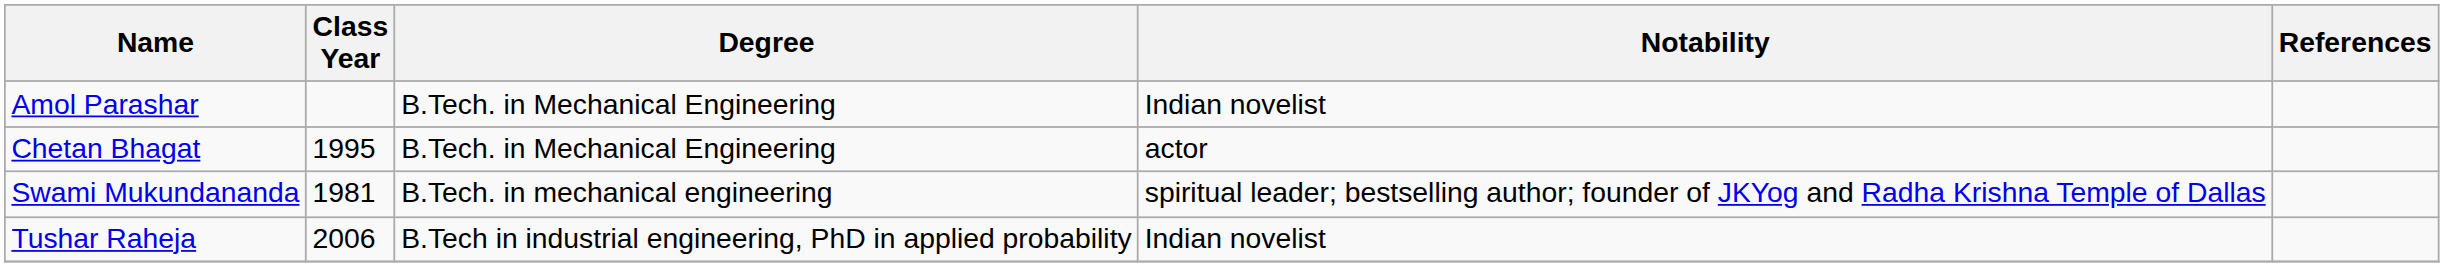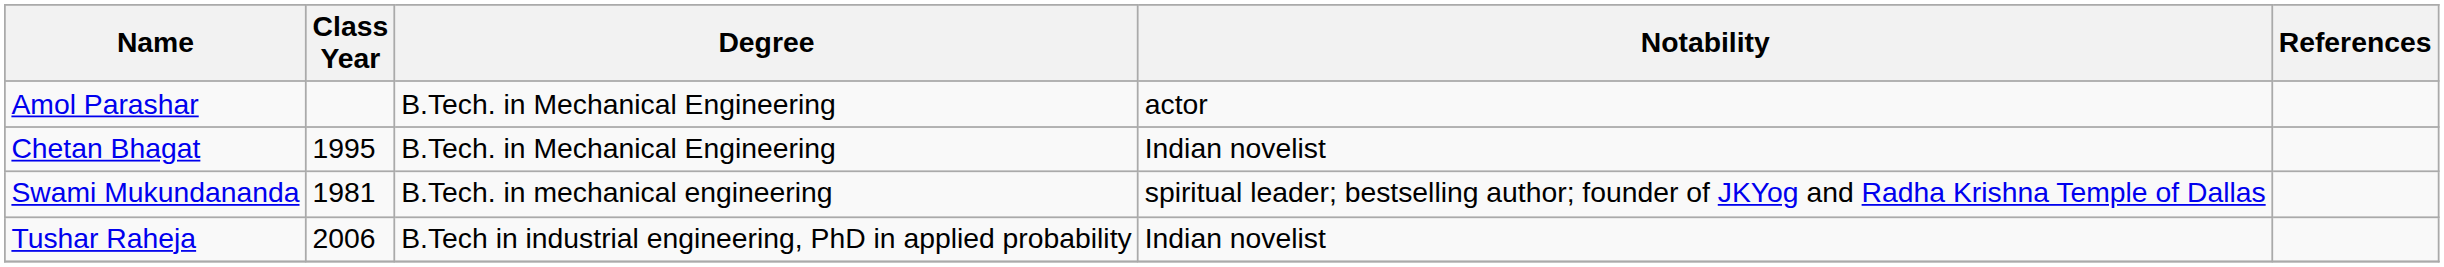(1235, 103) Indian novelist -> (1176, 103) actor
(1176, 148) actor -> (1235, 148) Indian novelist
